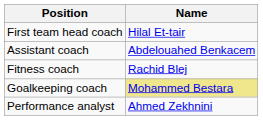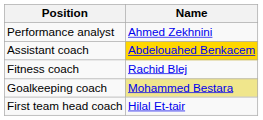rows swapped: (65, 32) <-> (61, 106)
(192, 50) no background -> (192, 50) gold background
